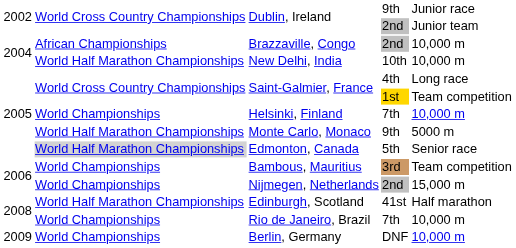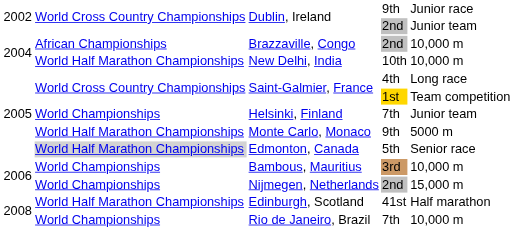(438, 114) 10,000 m -> (444, 114) Junior team
(462, 167) Team competition -> (437, 167) 10,000 m
- row: (295, 237)
